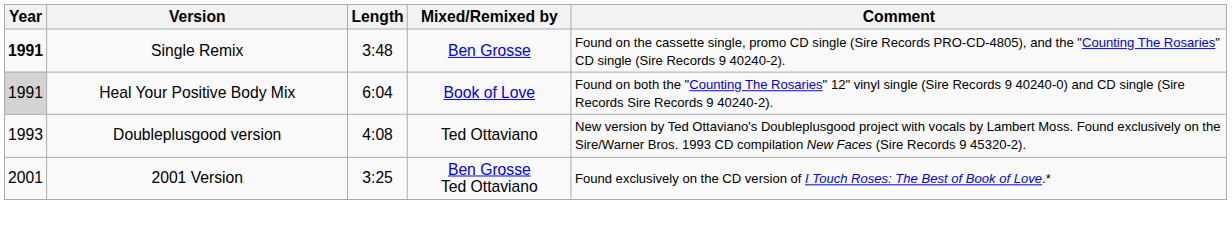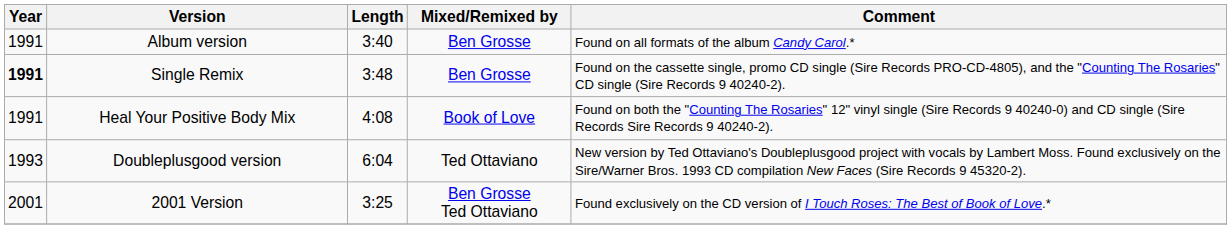+ row: (197, 41)
(26, 93) lightgrey background -> (26, 117) no background
(378, 93) 6:04 -> (378, 117) 4:08
(378, 135) 4:08 -> (378, 160) 6:04
